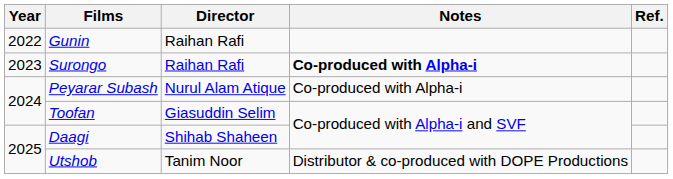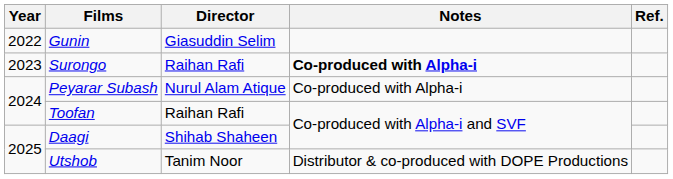(205, 40) Raihan Rafi -> (220, 40) Giasuddin Selim
(220, 112) Giasuddin Selim -> (205, 112) Raihan Rafi
